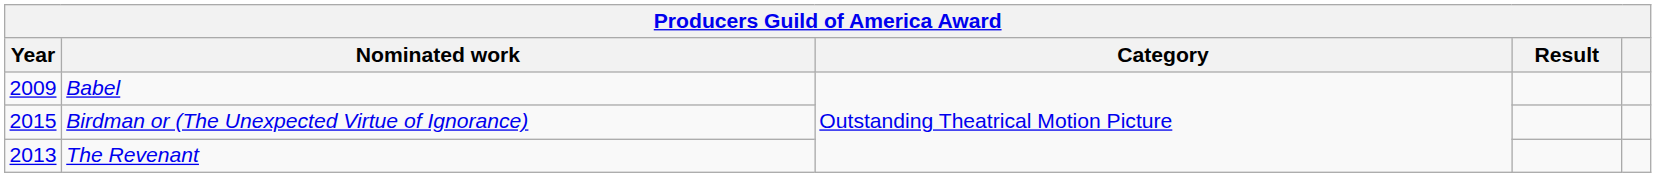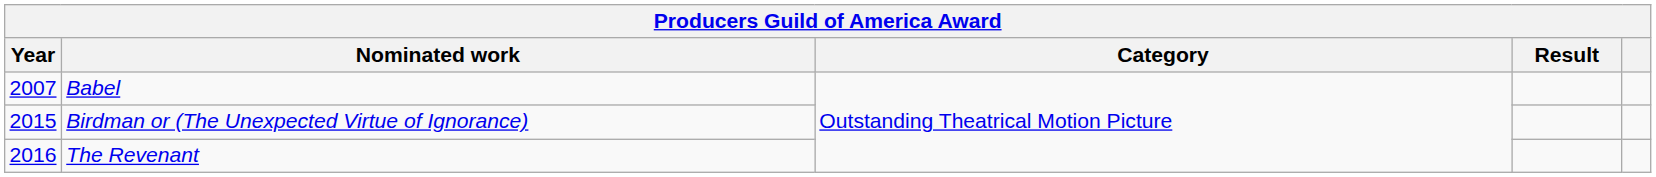(33, 88) 2009 -> (33, 88) 2007
(33, 155) 2013 -> (33, 155) 2016
